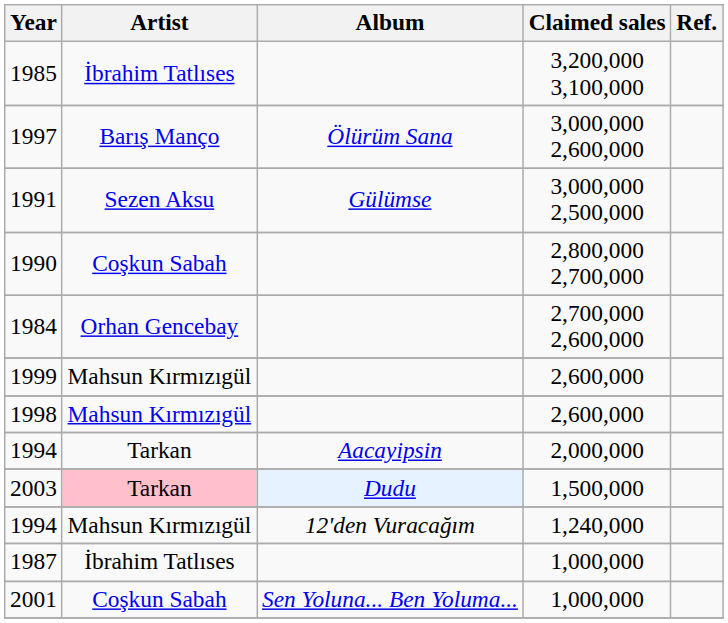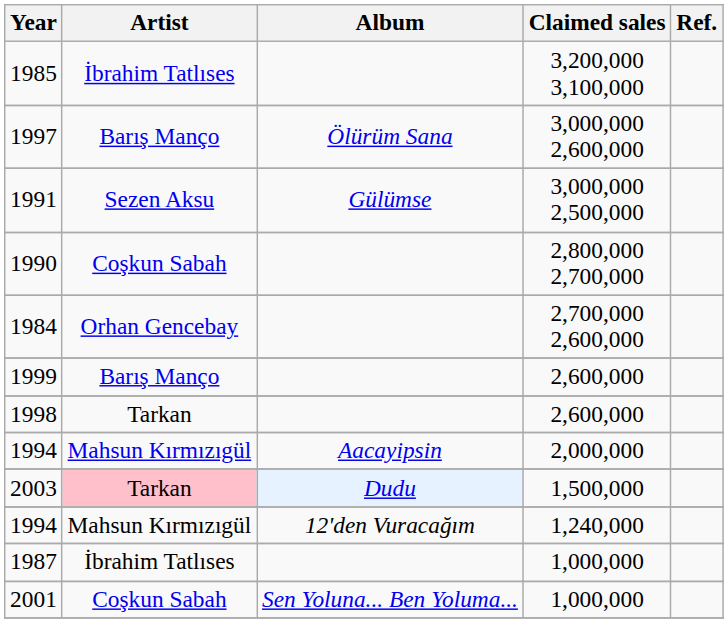(159, 376) Mahsun Kırmızıgül -> (159, 376) Barış Manço
(159, 413) Mahsun Kırmızıgül -> (159, 413) Tarkan
(159, 450) Tarkan -> (159, 450) Mahsun Kırmızıgül
